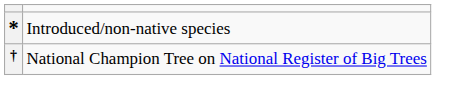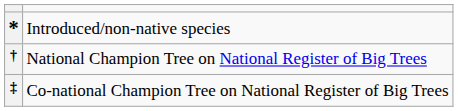+ row: (14, 87)
